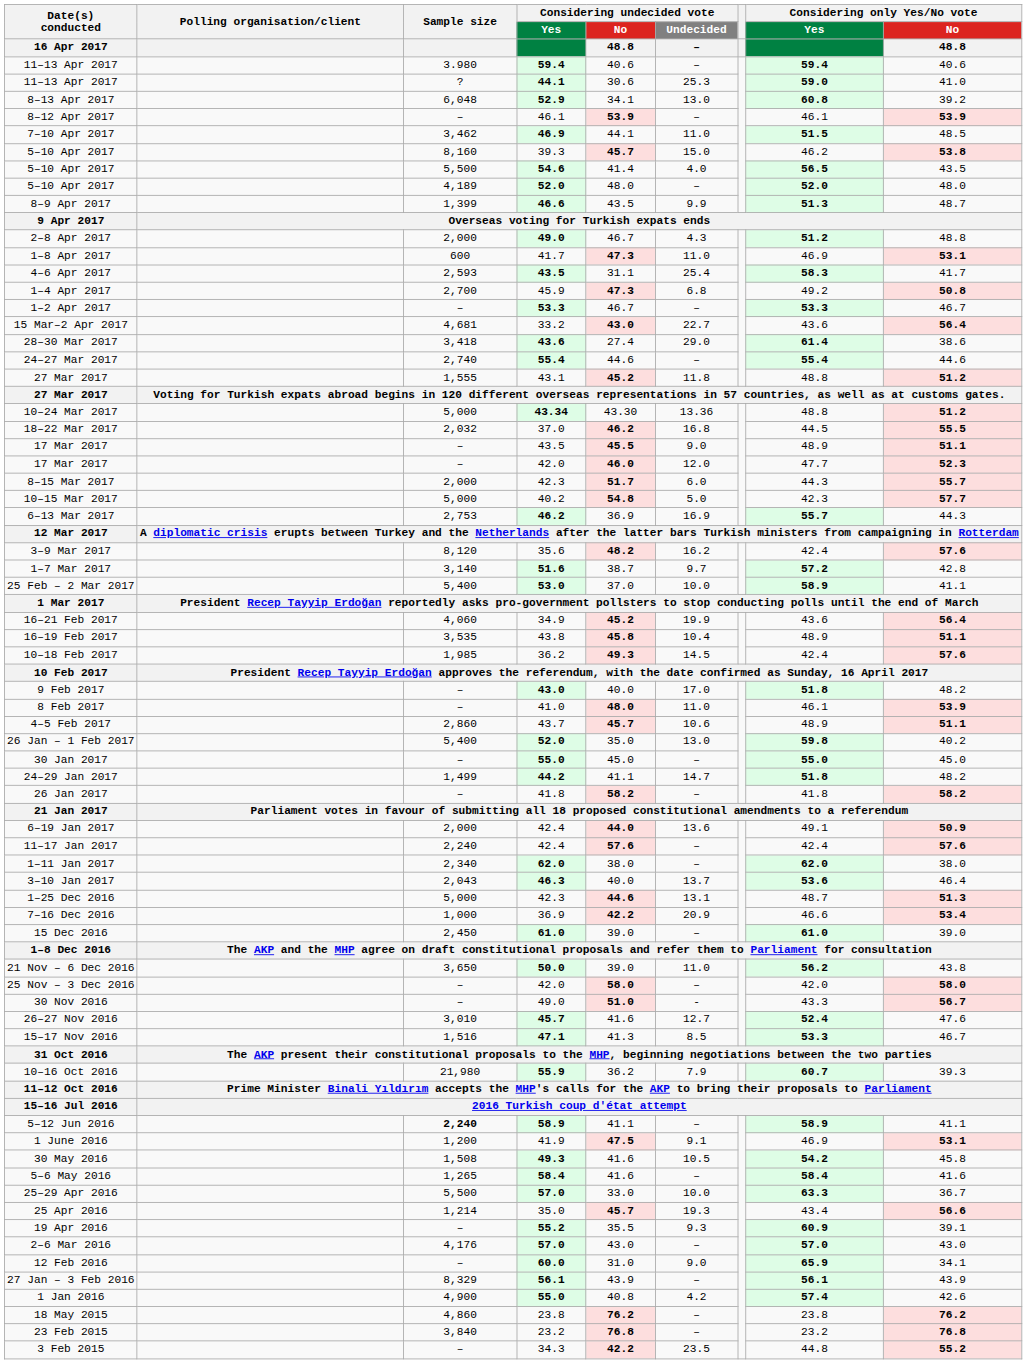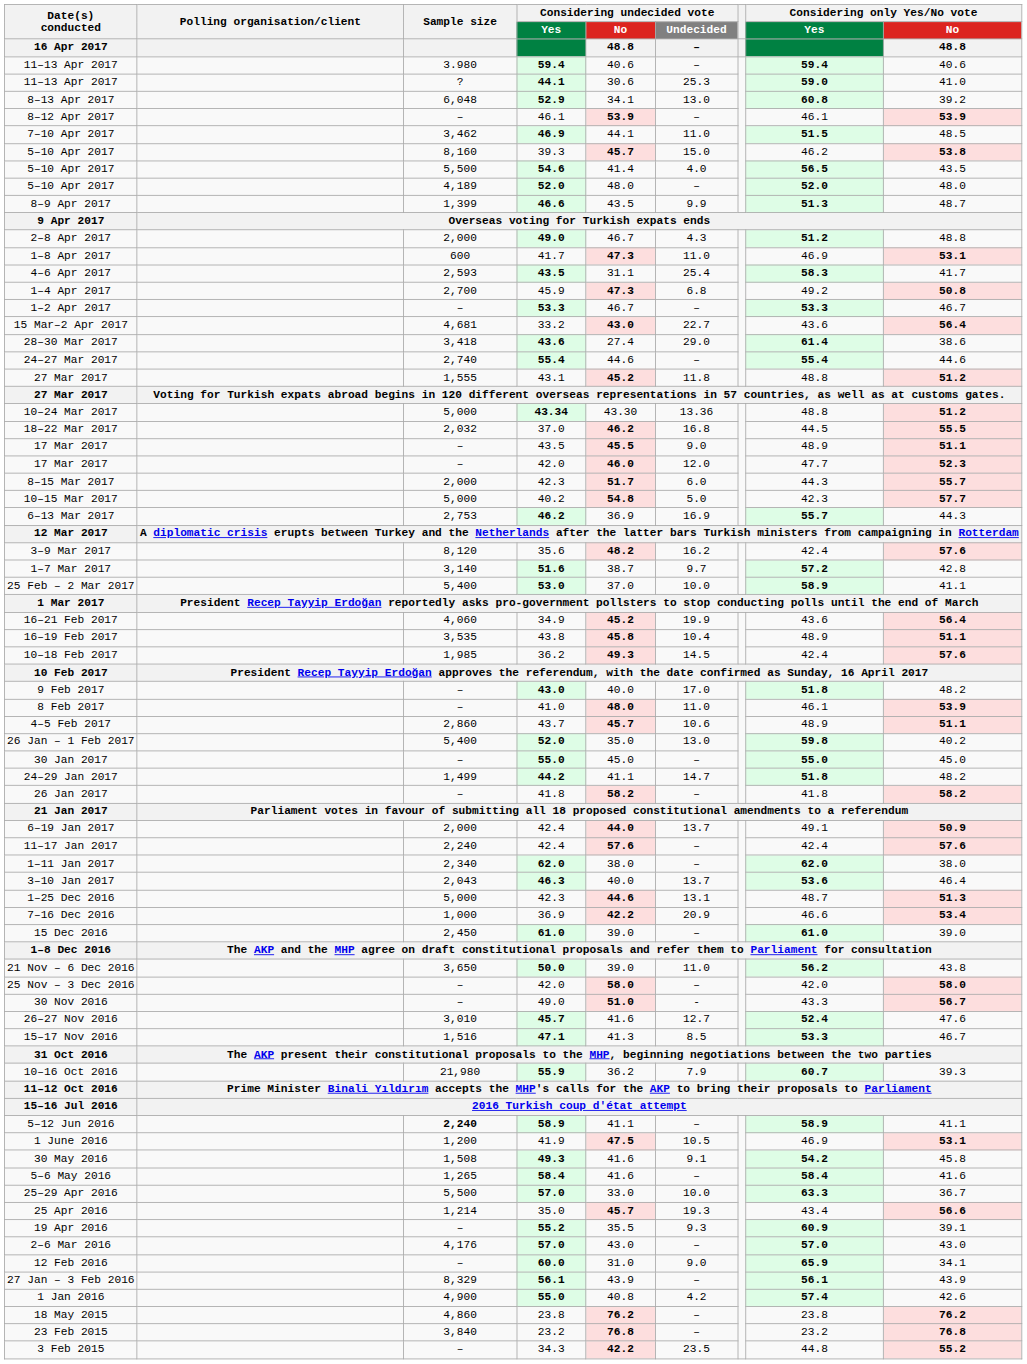(697, 829) 13.6 -> (697, 829) 13.7
(697, 1141) 9.1 -> (697, 1141) 10.5
(697, 1159) 10.5 -> (697, 1159) 9.1
